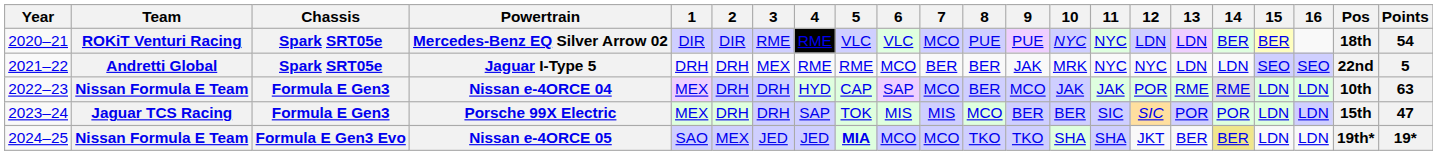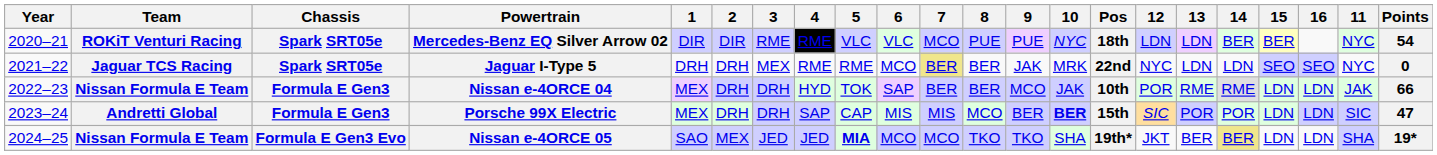columns swapped: (1111, 16) <-> (1356, 16)
(162, 65) Andretti Global -> (162, 65) Jaguar TCS Racing
(942, 65) no background -> (942, 65) khaki background
(1405, 65) 5 -> (1405, 65) 0
(856, 89) CAP -> (856, 89) TOK
(942, 89) MCO -> (942, 89) BER
(1405, 89) 63 -> (1405, 89) 66
(162, 113) Jaguar TCS Racing -> (162, 113) Andretti Global
(856, 113) TOK -> (856, 113) CAP
(1070, 113) normal -> (1070, 113) bold
